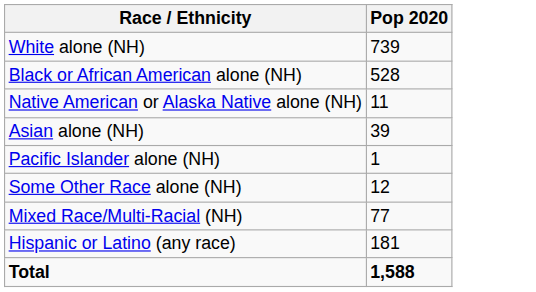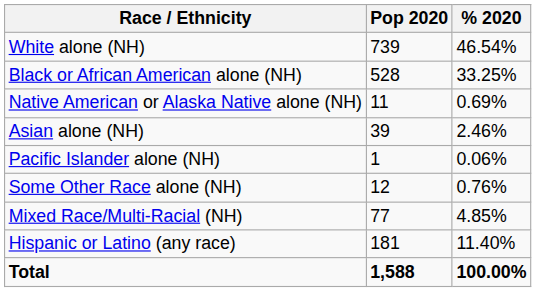+ column: (491, 18)
